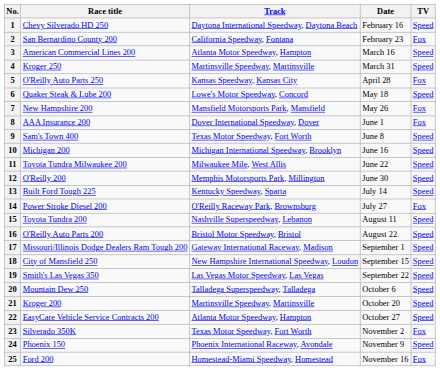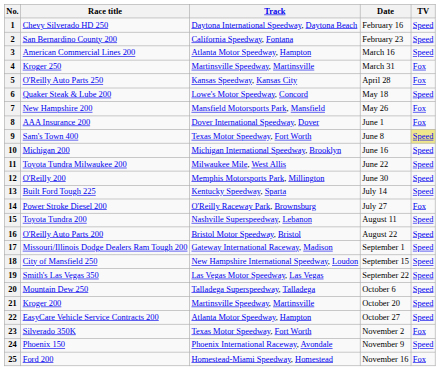(419, 38) Fox -> (423, 38) Speed
(423, 66) Speed -> (419, 66) Fox
(423, 136) no background -> (423, 136) khaki background
